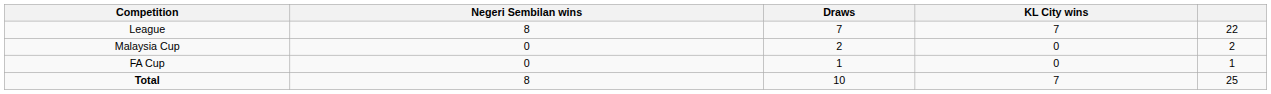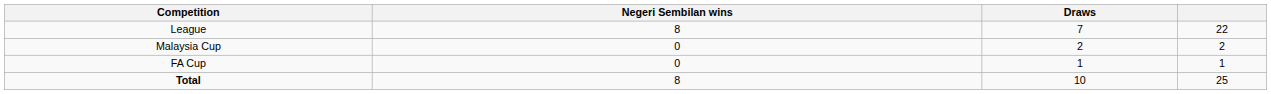- column: (1056, 13)
